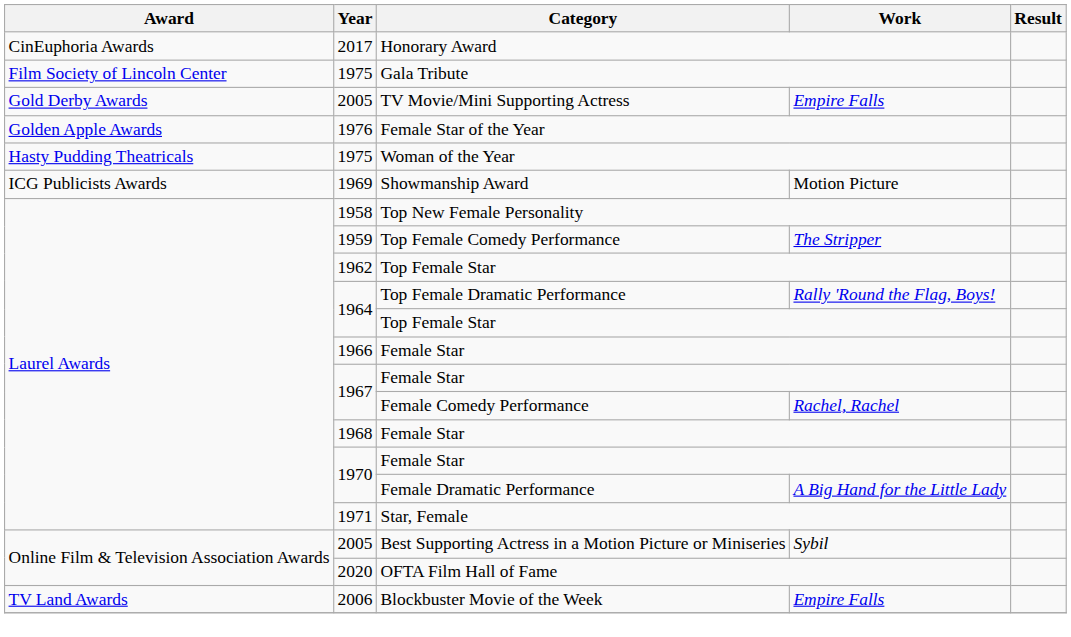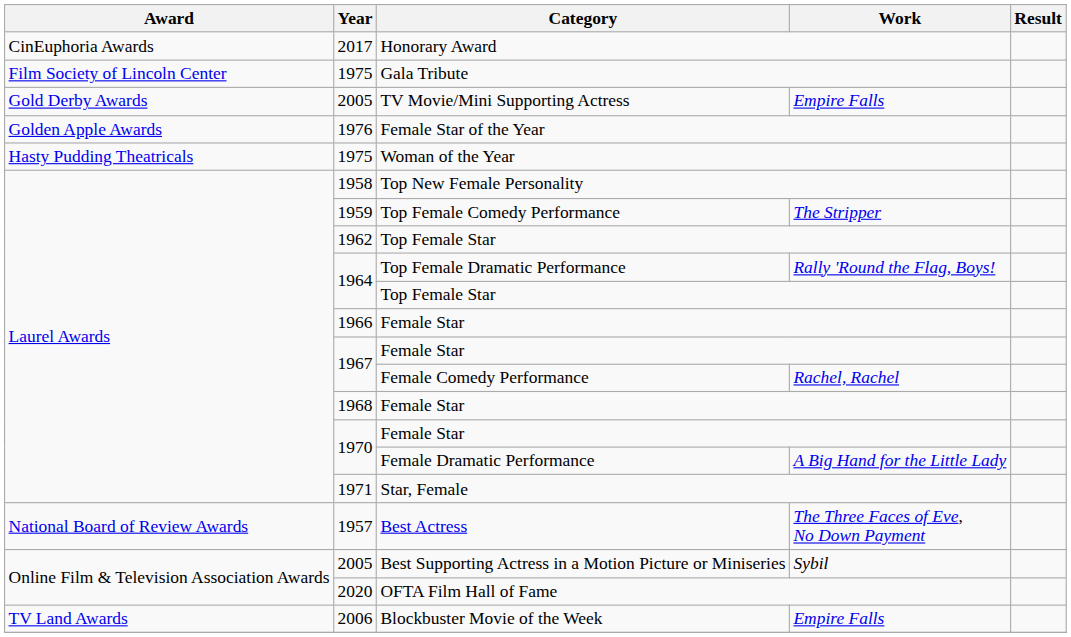- row: (355, 184)
+ row: (355, 525)
